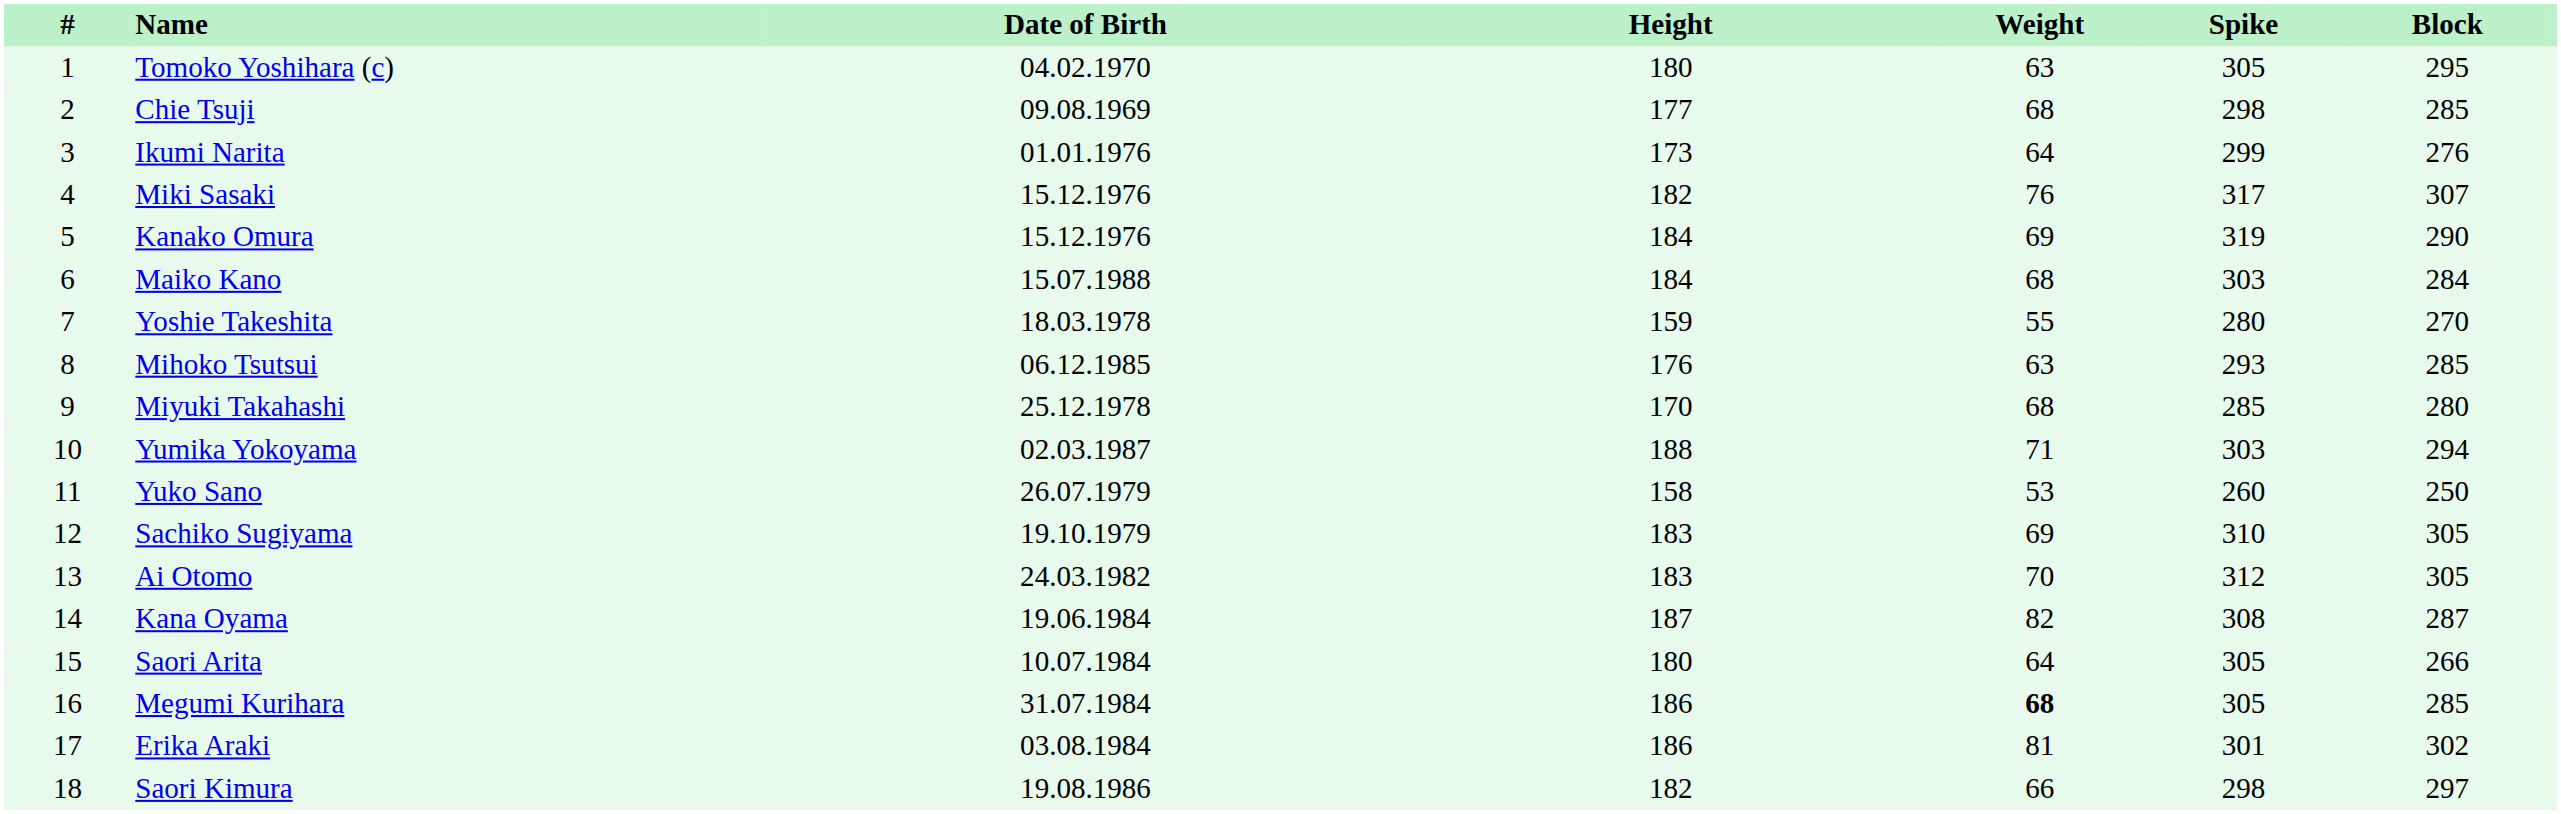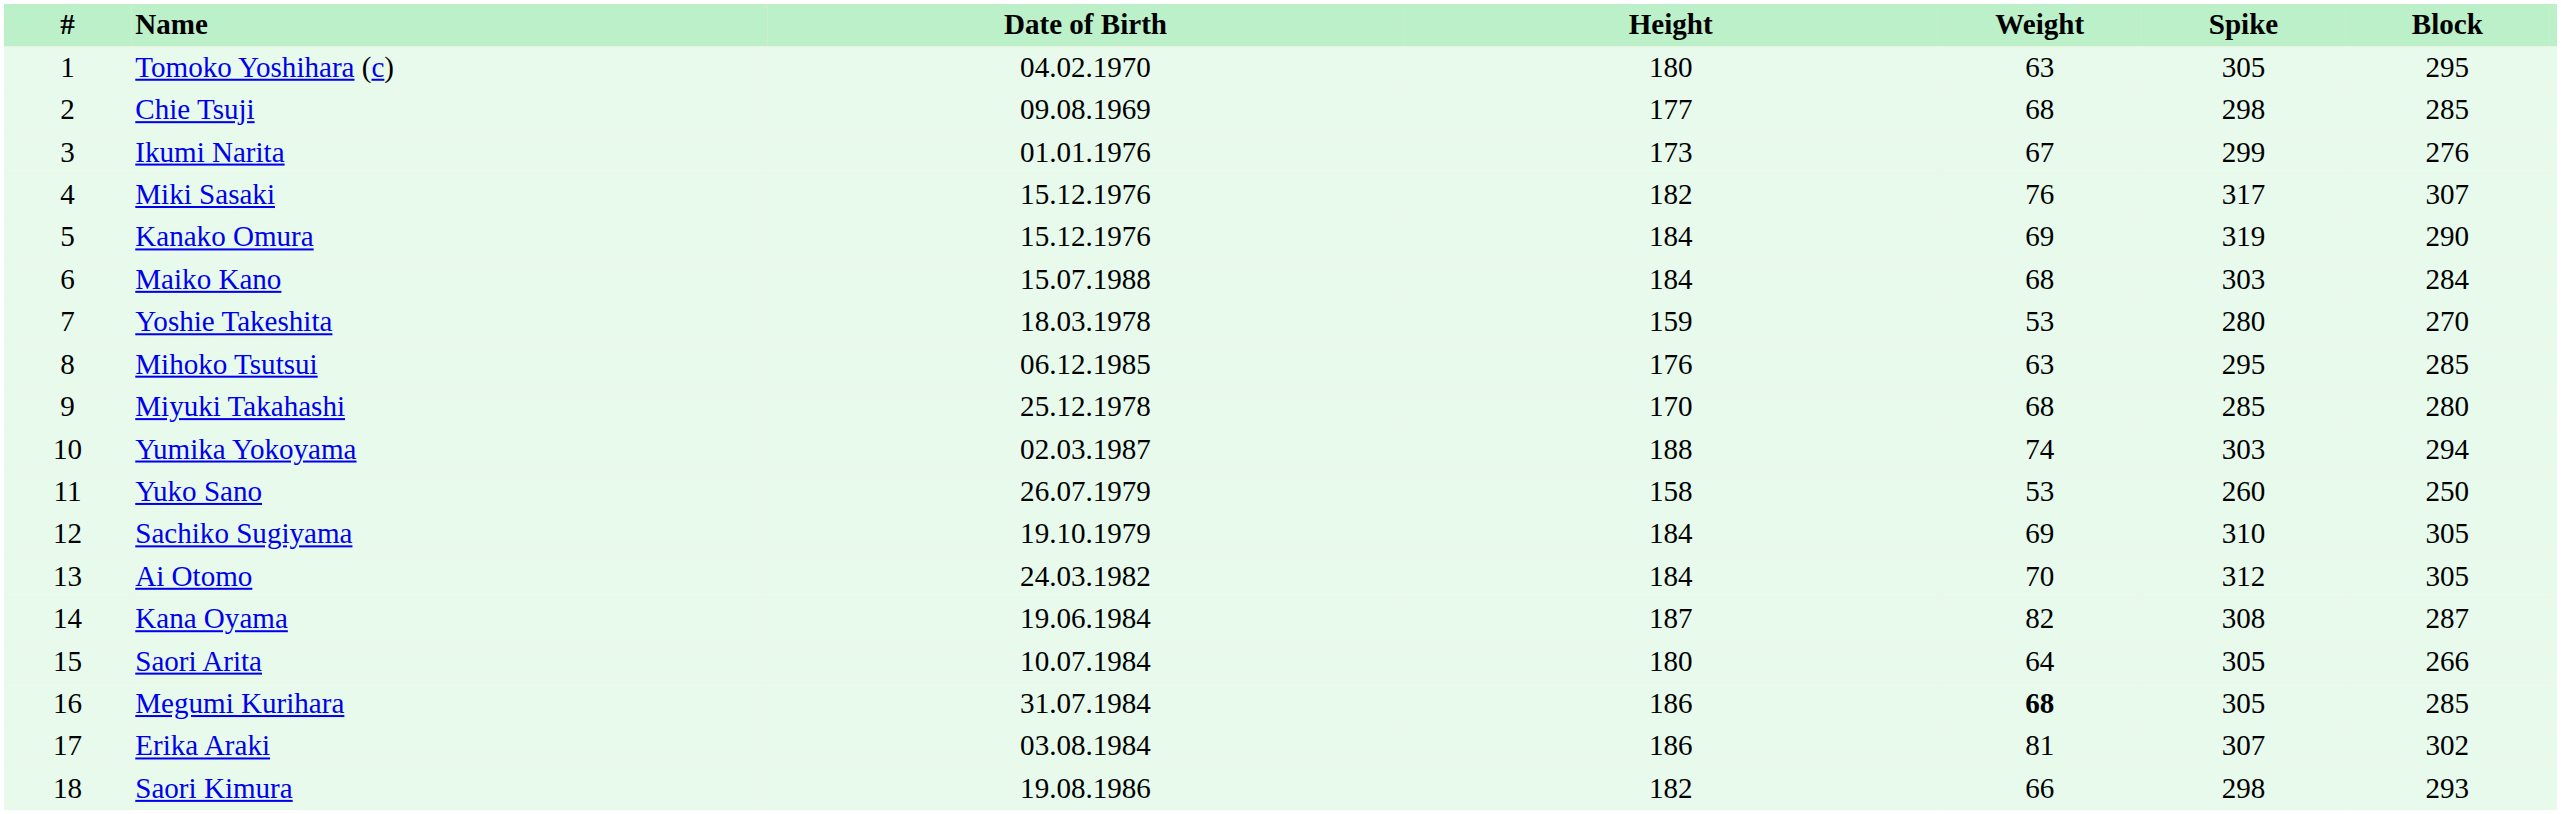(2040, 151) 64 -> (2040, 151) 67
(2040, 321) 55 -> (2040, 321) 53
(2244, 364) 293 -> (2244, 364) 295
(2040, 448) 71 -> (2040, 448) 74
(1671, 533) 183 -> (1671, 533) 184
(1671, 576) 183 -> (1671, 576) 184
(2244, 745) 301 -> (2244, 745) 307
(2447, 788) 297 -> (2447, 788) 293
